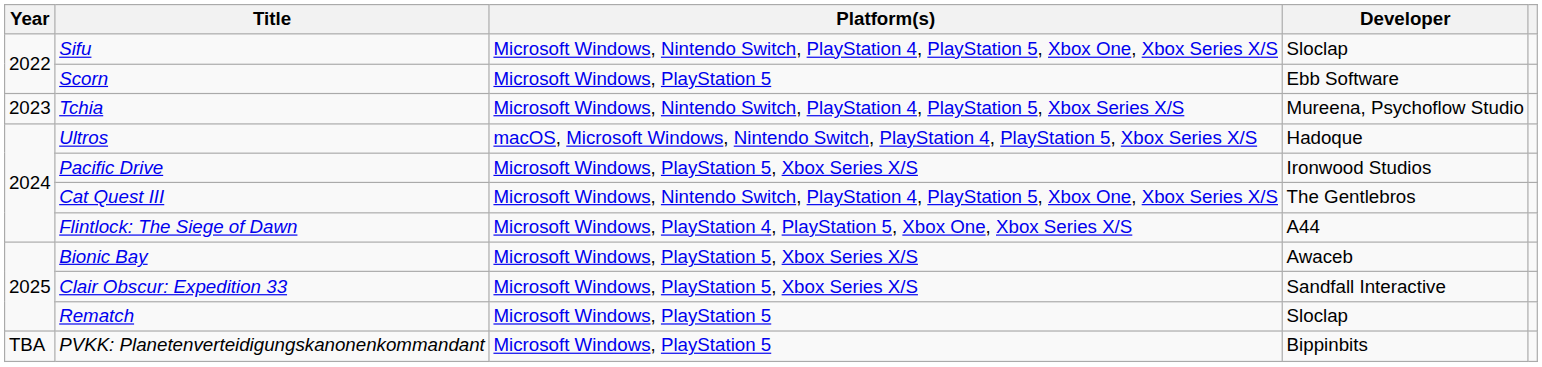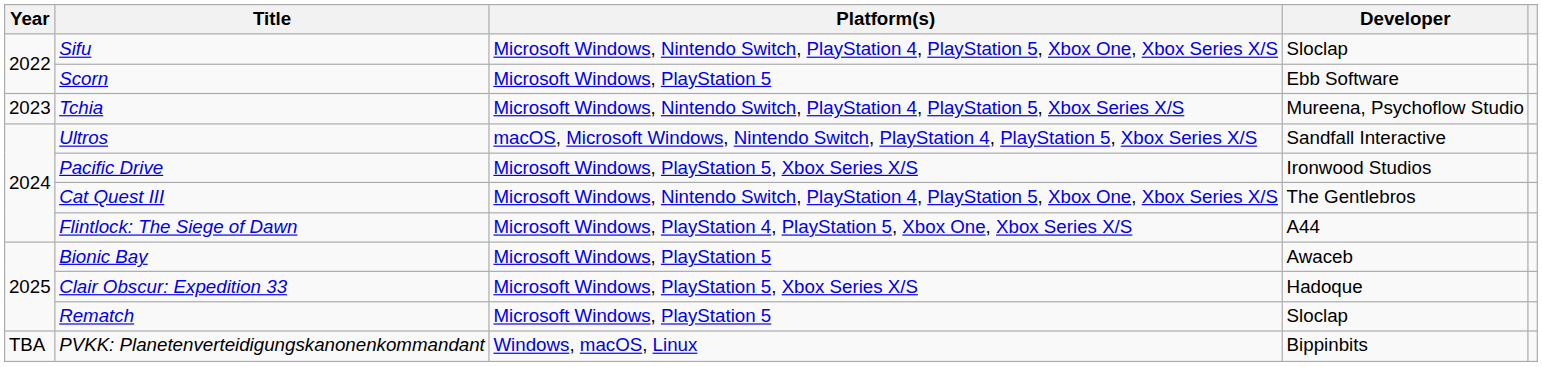(1325, 138) Hadoque -> (1366, 138) Sandfall Interactive
(706, 256) Microsoft Windows, PlayStation 5, Xbox Series X/S -> (632, 256) Microsoft Windows, PlayStation 5
(1366, 286) Sandfall Interactive -> (1325, 286) Hadoque
(632, 345) Microsoft Windows, PlayStation 5 -> (595, 345) Windows, macOS, Linux
